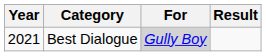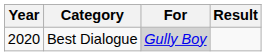(24, 39) 2021 -> (24, 39) 2020
